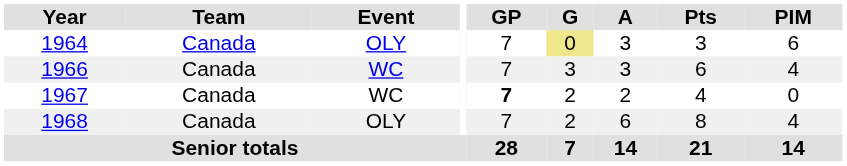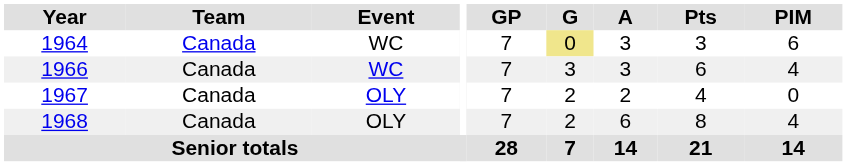(386, 43) OLY -> (386, 43) WC
(386, 95) WC -> (386, 95) OLY
(506, 95) bold -> (506, 95) normal
